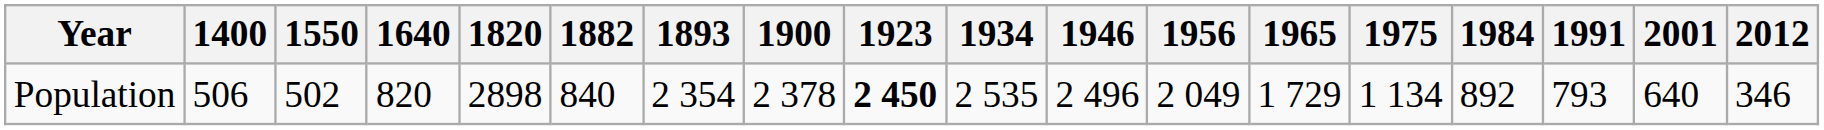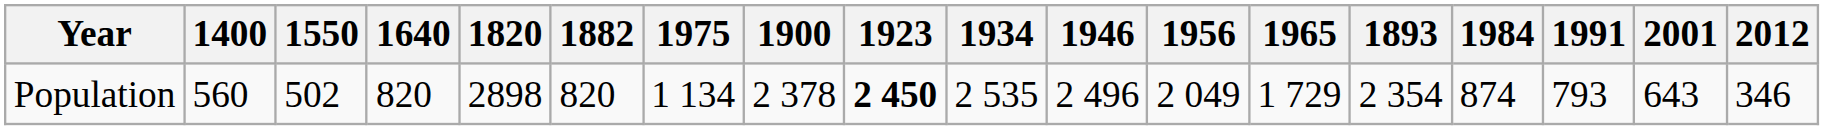columns swapped: (693, 34) <-> (1401, 34)
(220, 93) 506 -> (220, 93) 560
(587, 93) 840 -> (587, 93) 820
(1488, 93) 892 -> (1488, 93) 874
(1671, 93) 640 -> (1671, 93) 643
